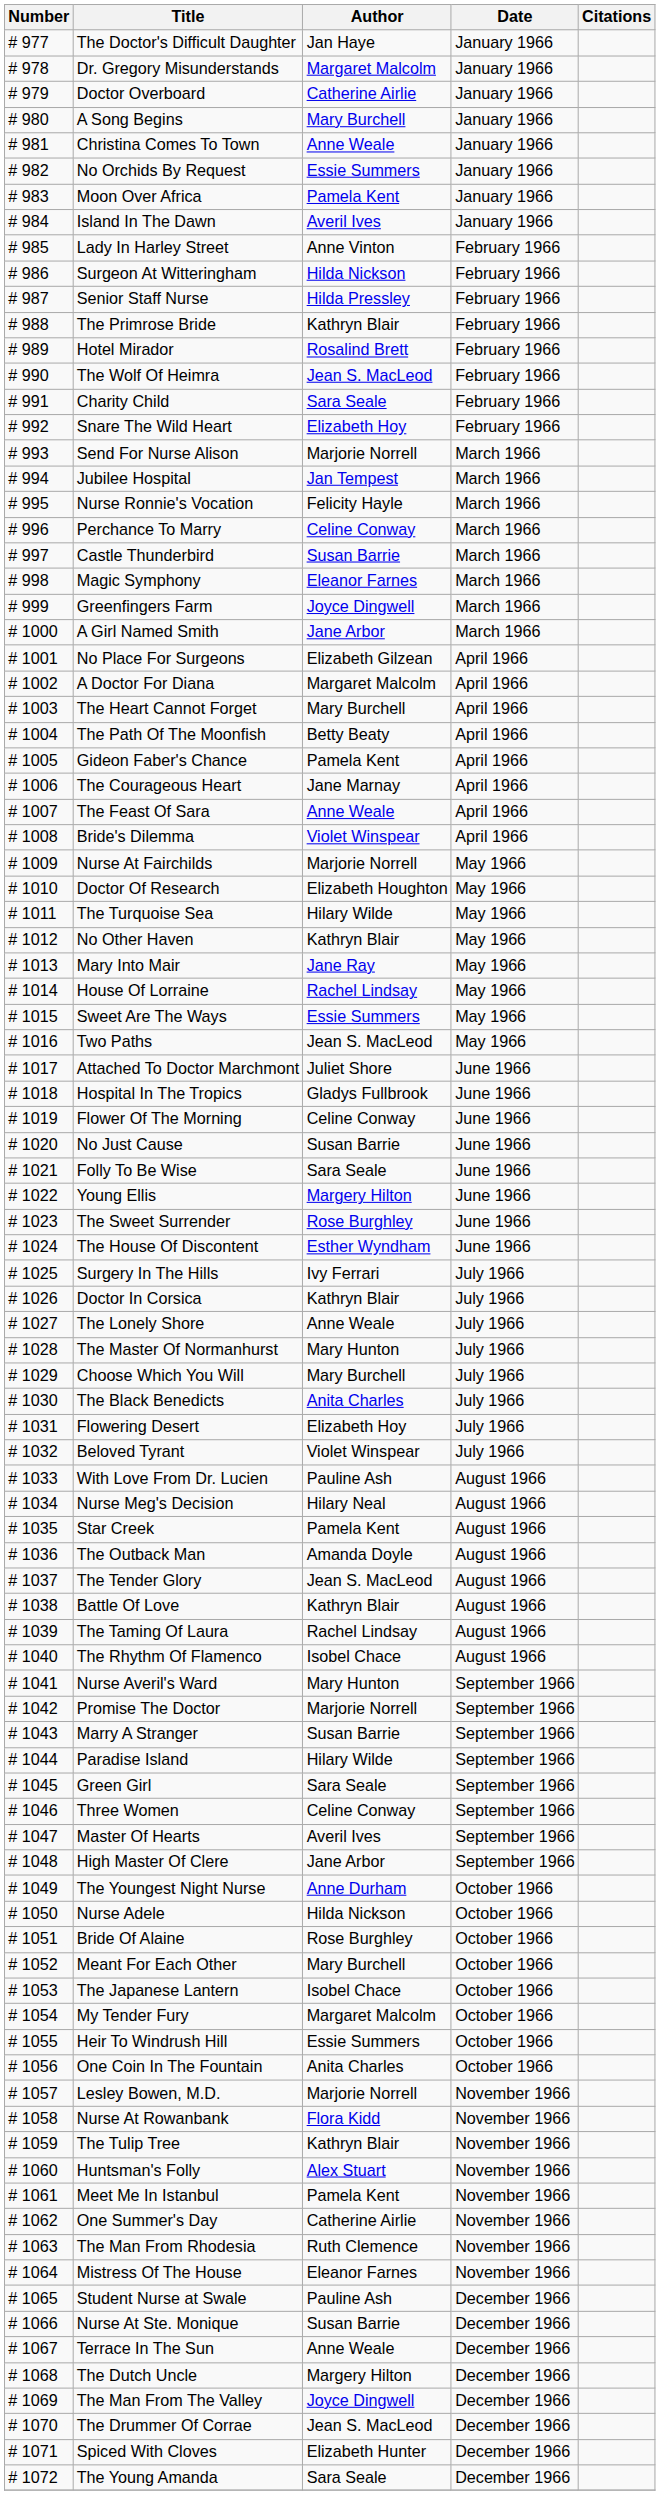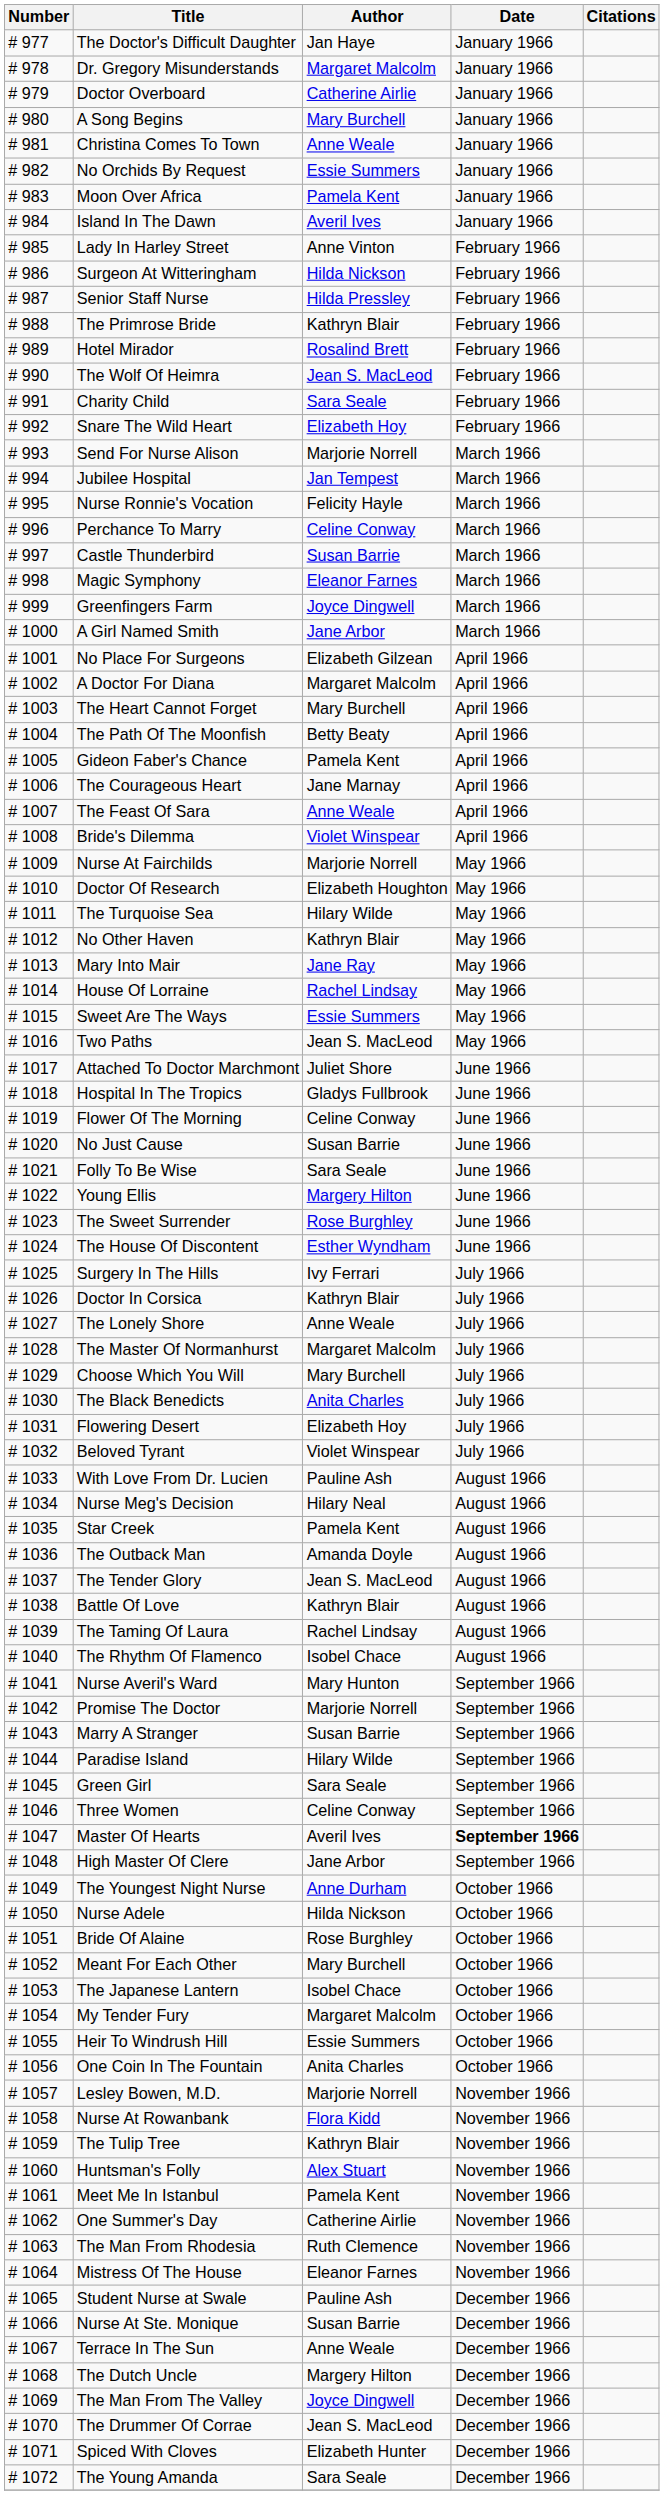(353, 1350) Mary Hunton -> (371, 1350) Margaret Malcolm
(515, 1836) normal -> (517, 1836) bold
